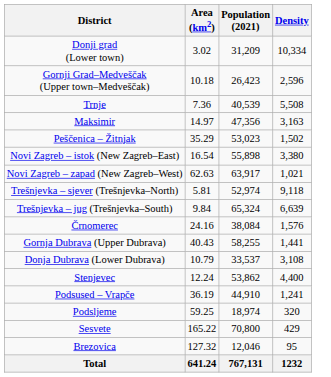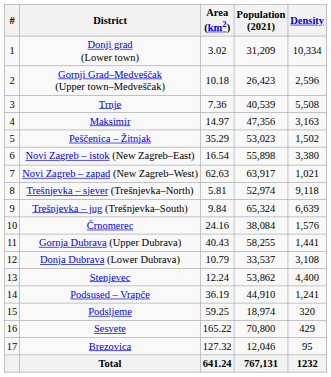+ column: (12, 20)
